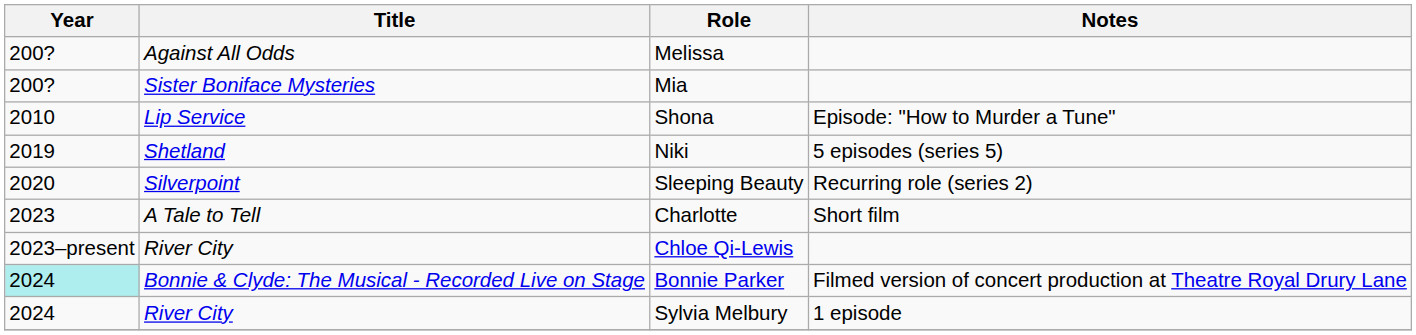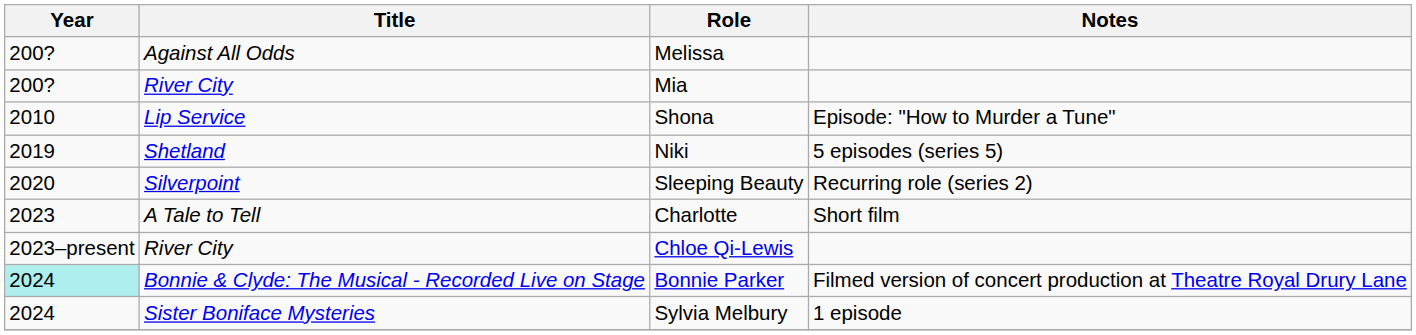(260, 85) Sister Boniface Mysteries -> (188, 85) River City
(188, 313) River City -> (260, 313) Sister Boniface Mysteries
